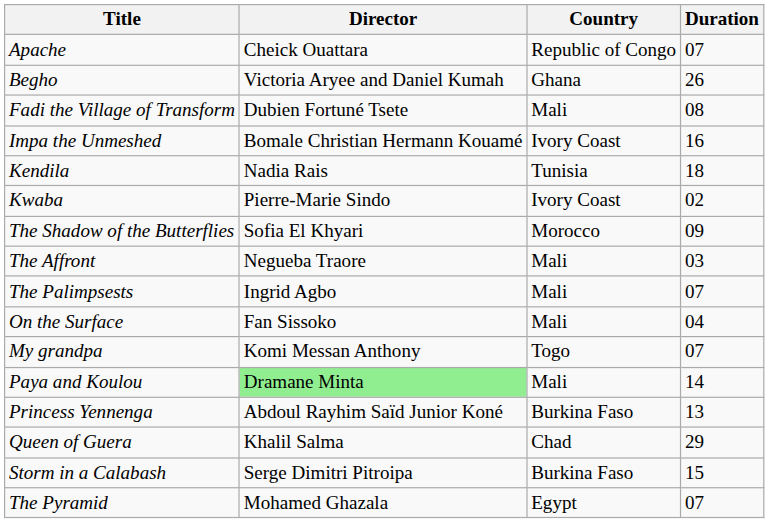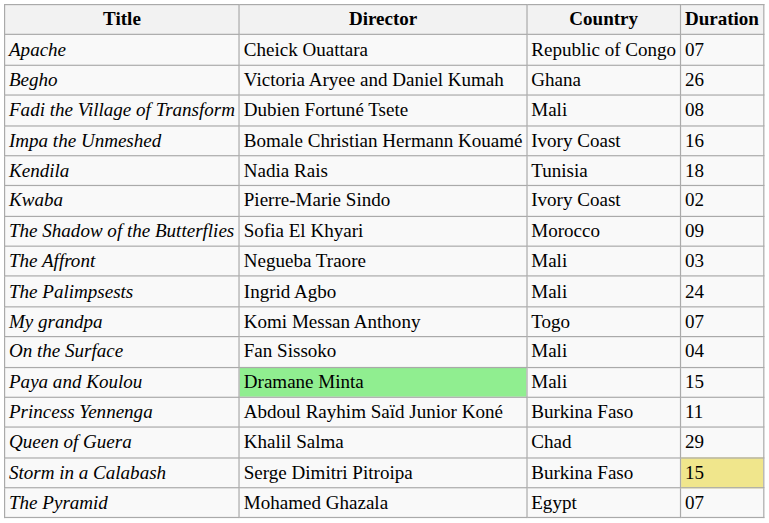(694, 291) 07 -> (694, 291) 24
rows swapped: (56, 351) <-> (66, 321)
(694, 381) 14 -> (694, 381) 15
(694, 412) 13 -> (694, 412) 11
(694, 472) no background -> (694, 472) khaki background
